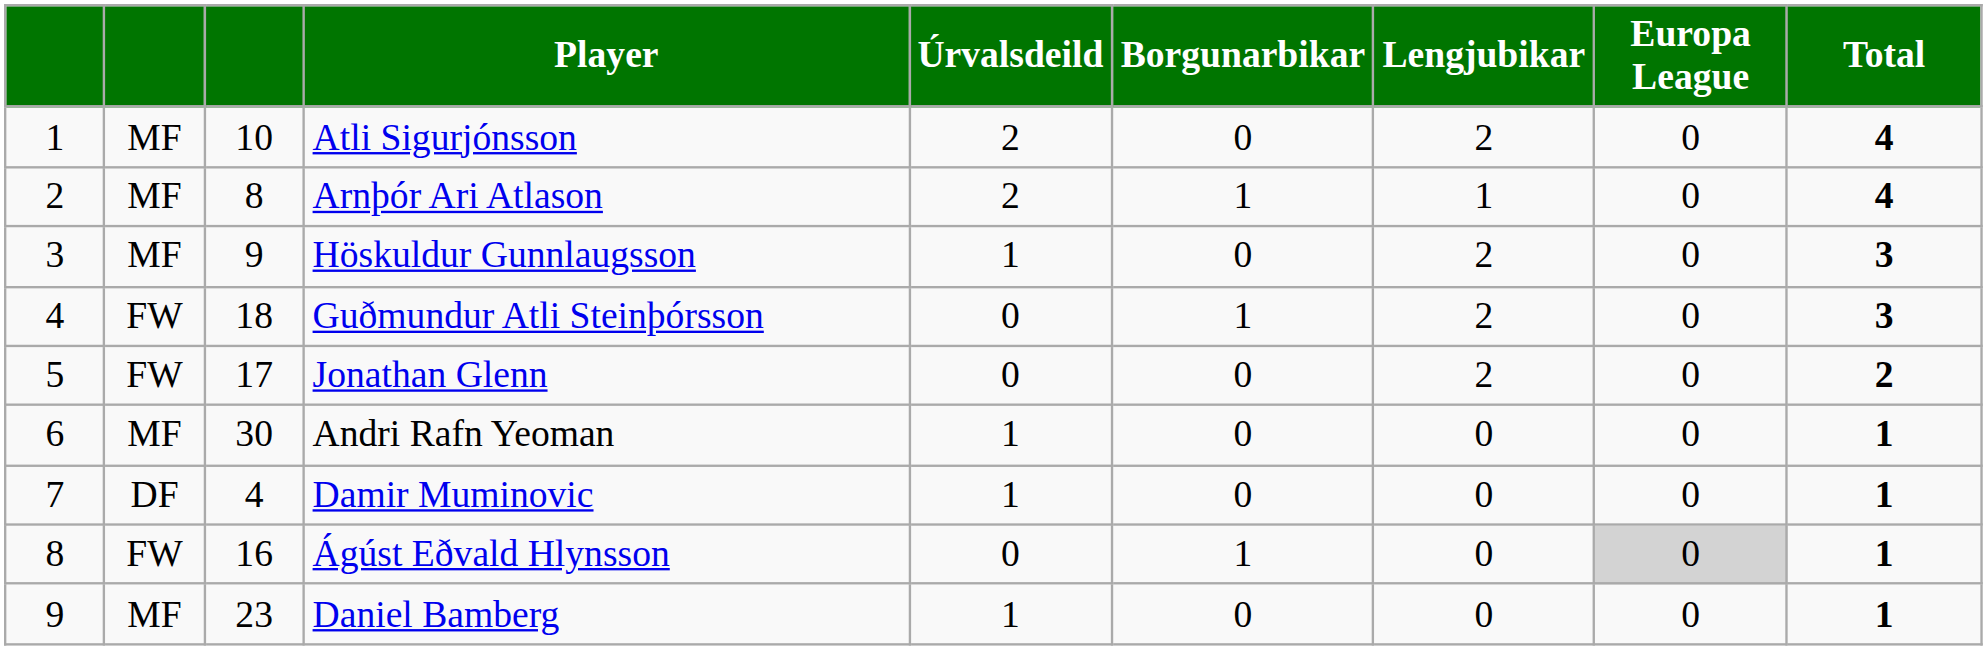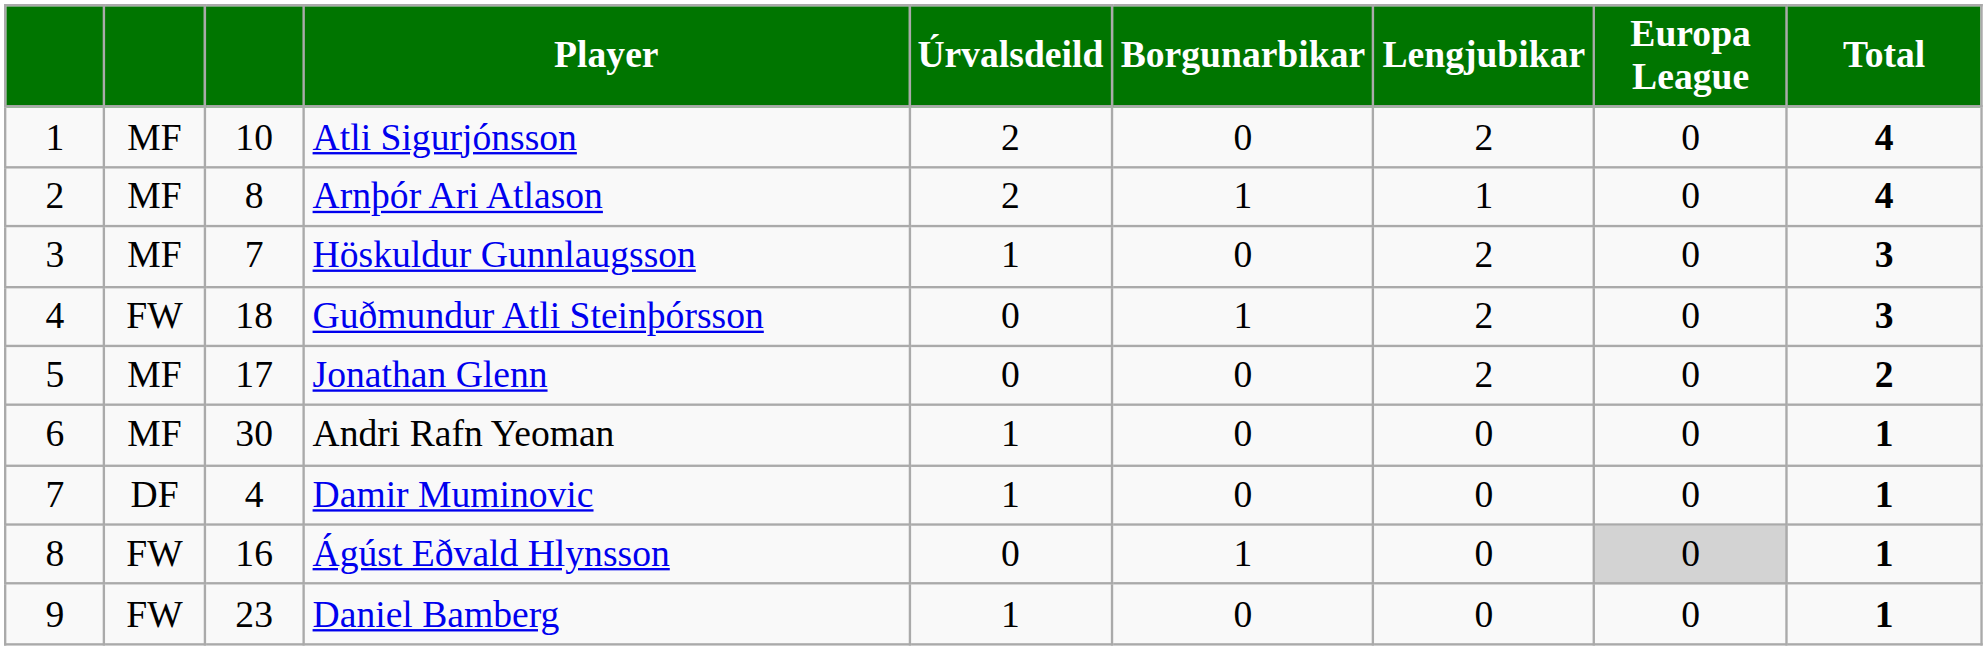(254, 255) 9 -> (254, 255) 7
(155, 374) FW -> (155, 374) MF
(155, 613) MF -> (155, 613) FW
